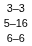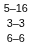rows swapped: (16, 23) <-> (16, 9)
